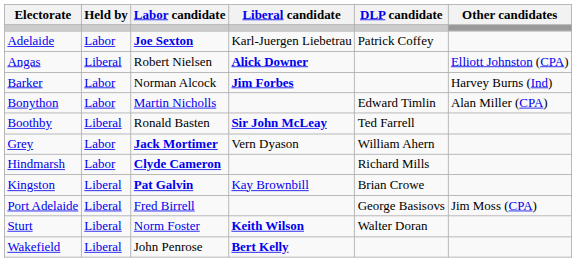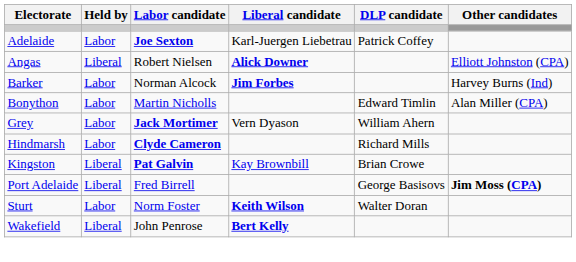- row: (30, 123)
(494, 205) normal -> (496, 185) bold
(103, 226) Liberal -> (100, 205) Labor
